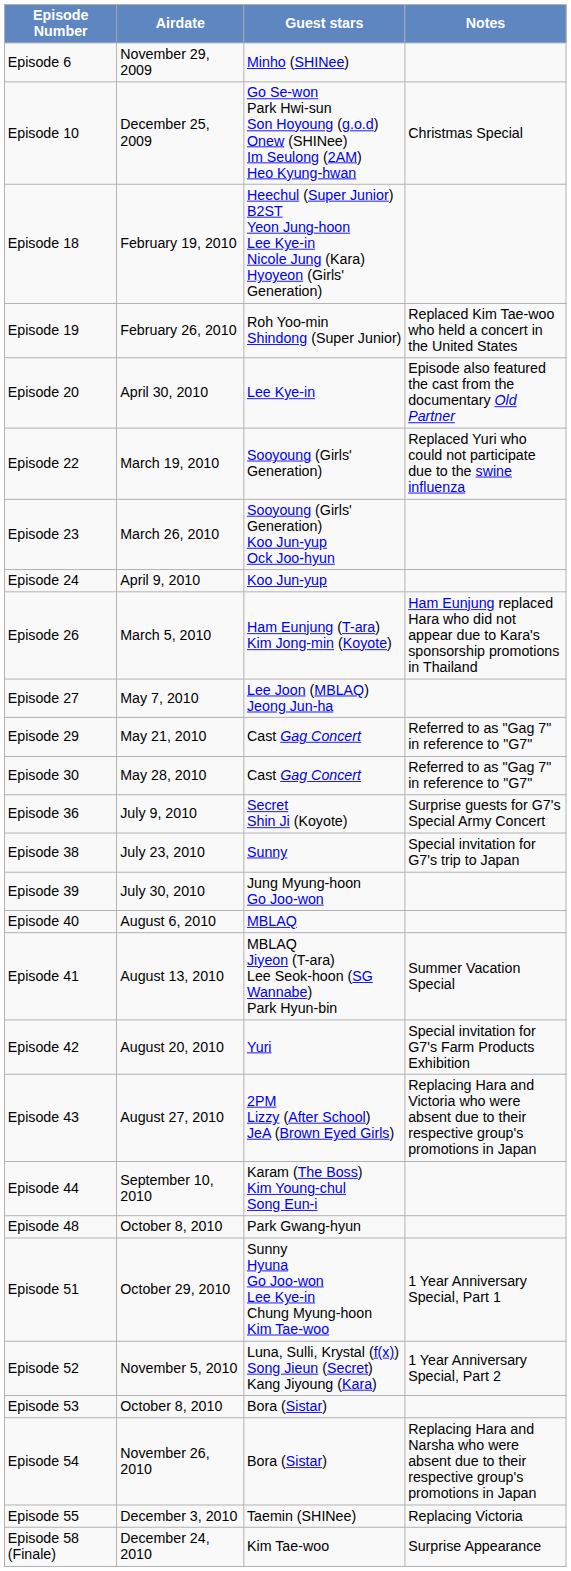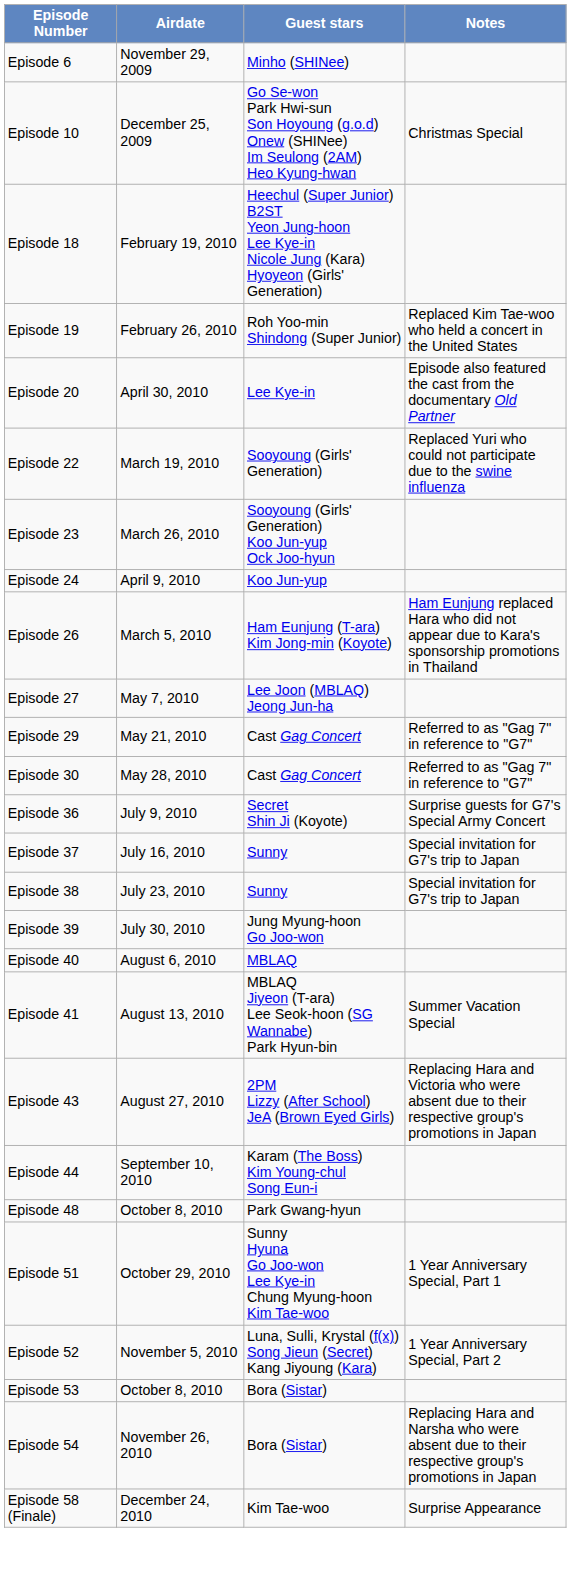+ row: (43, 852)
- row: (43, 1047)
- row: (43, 1516)
